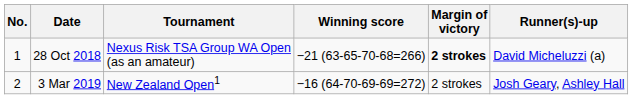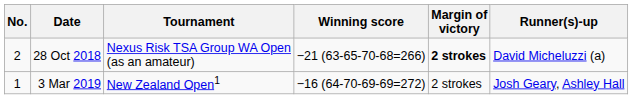(17, 55) 1 -> (17, 55) 2
(17, 83) 2 -> (17, 83) 1
